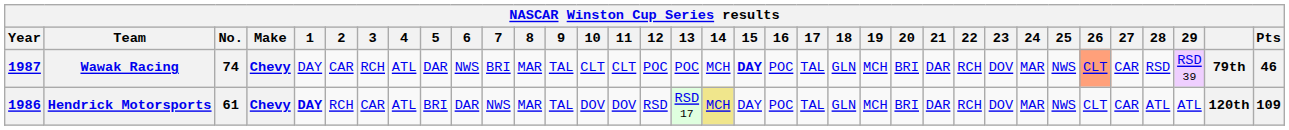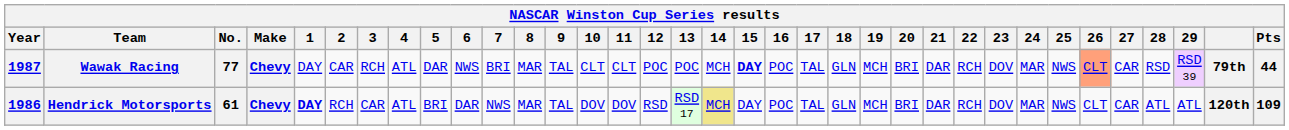(231, 68) 74 -> (231, 68) 77
(1269, 68) 46 -> (1269, 68) 44
